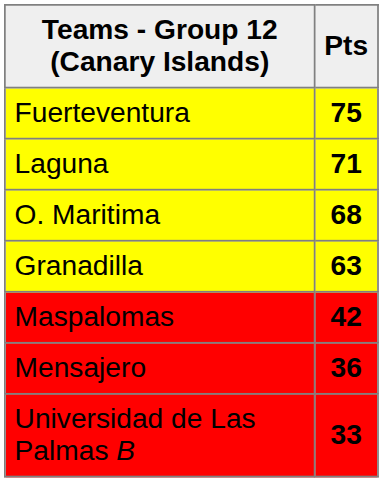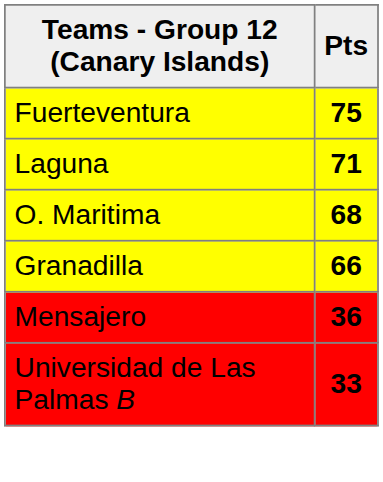(346, 265) 63 -> (346, 265) 66
- row: (94, 316)
